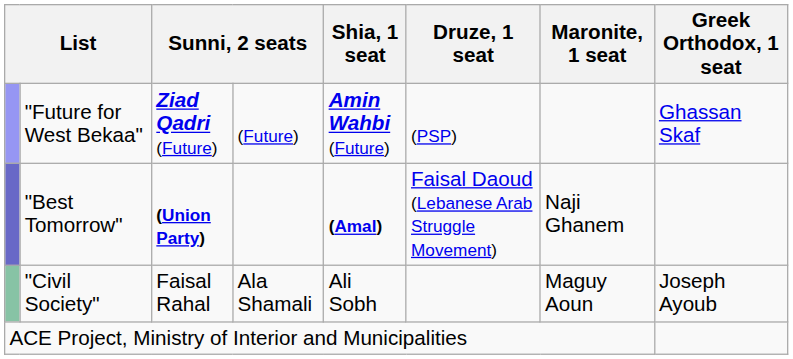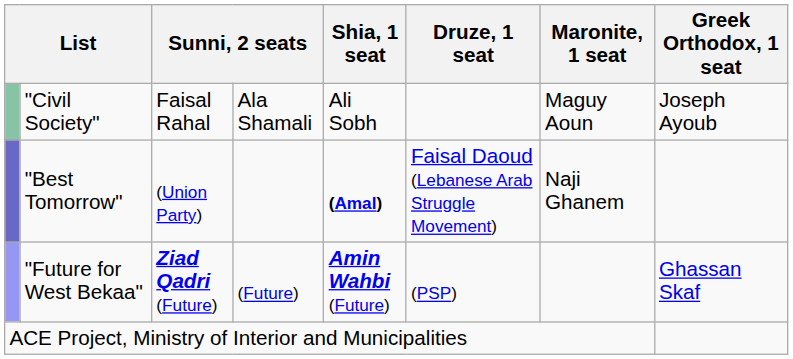rows swapped: (84, 123) <-> (62, 293)
(184, 225) bold -> (182, 203) normal
